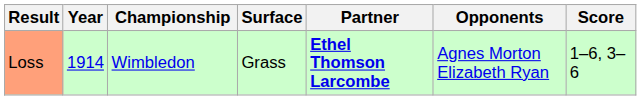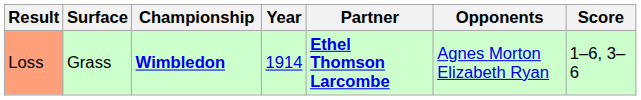columns swapped: (85, 17) <-> (272, 17)
(153, 62) normal -> (180, 62) bold
